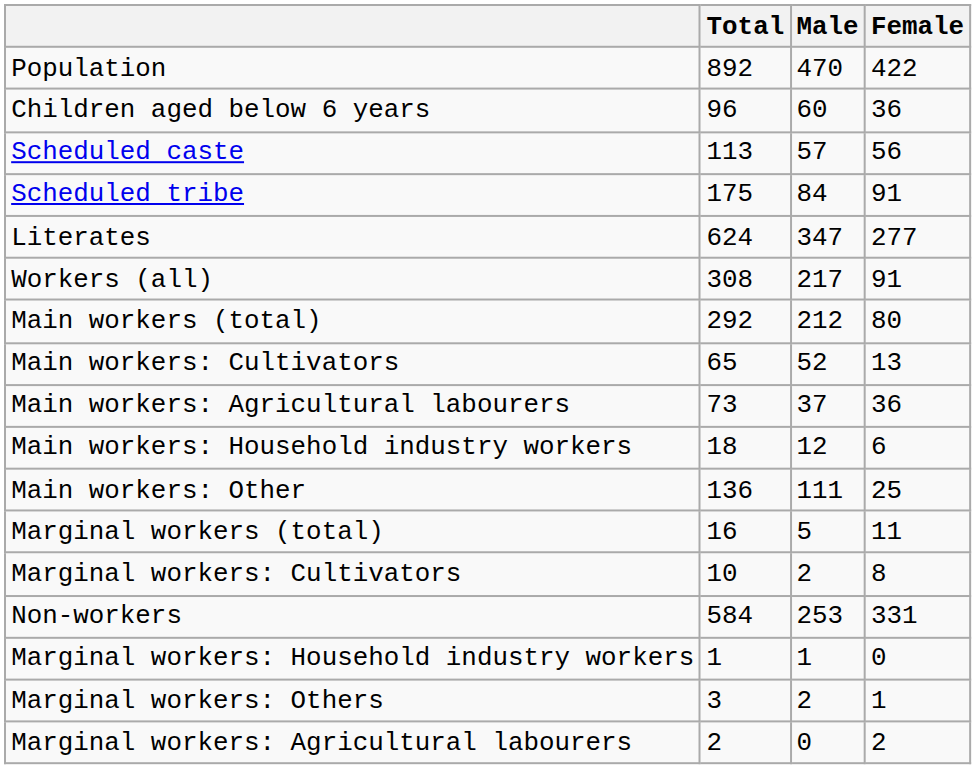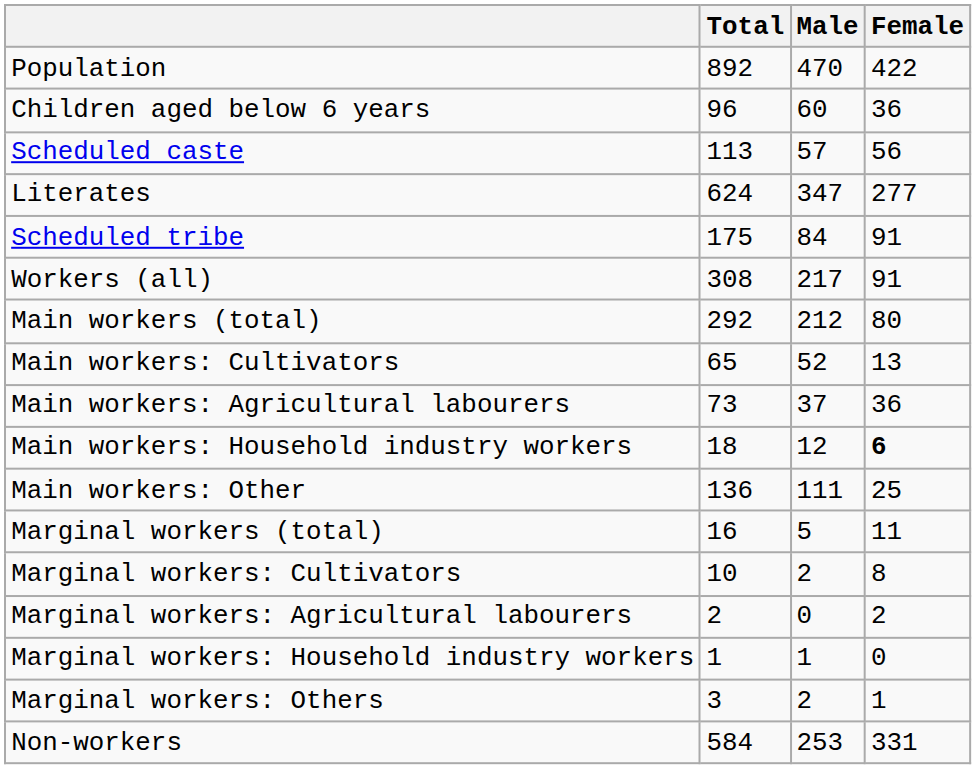rows swapped: (128, 195) <-> (81, 237)
(879, 448) normal -> (879, 448) bold
rows swapped: (322, 743) <-> (97, 616)
